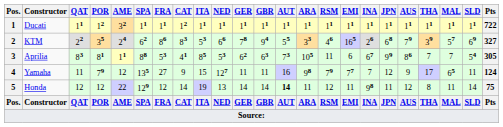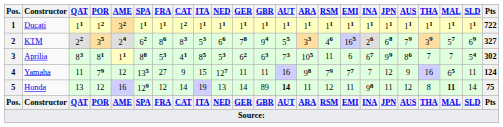(490, 56) 305 -> (490, 56) 302
(429, 72) 17 -> (429, 72) 16
(79, 87) 12 -> (79, 87) 13
(122, 87) 22 -> (122, 87) 16
(265, 87) 14 -> (265, 87) 89
(451, 87) normal -> (451, 87) bold
